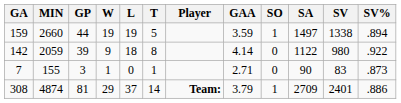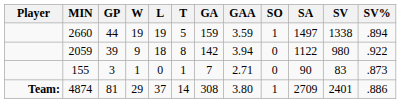columns swapped: (195, 13) <-> (19, 13)
(243, 51) 4.14 -> (243, 51) 3.94
(243, 88) 3.79 -> (243, 88) 3.80
